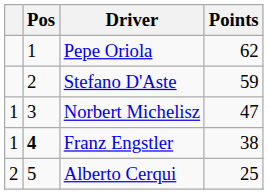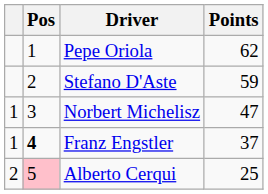(249, 143) 38 -> (249, 143) 37
(32, 174) no background -> (32, 174) pink background
